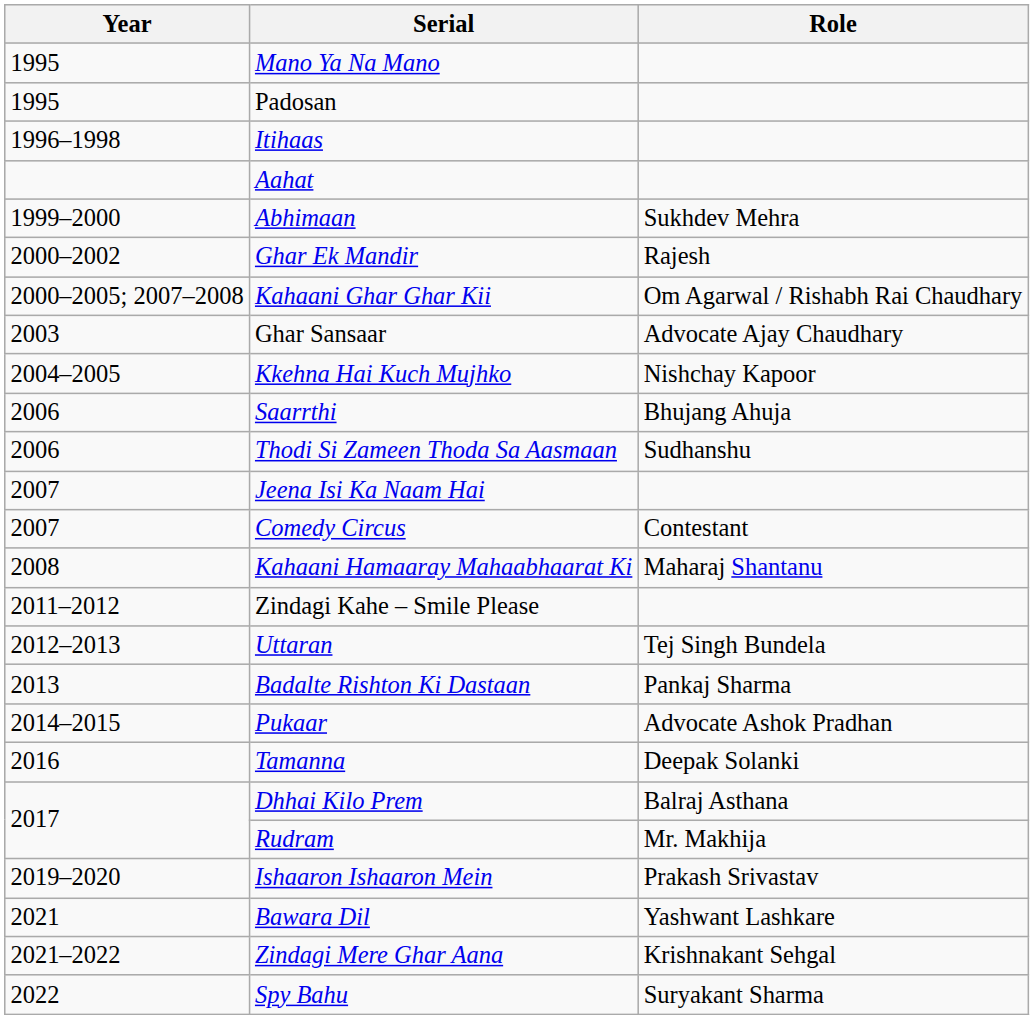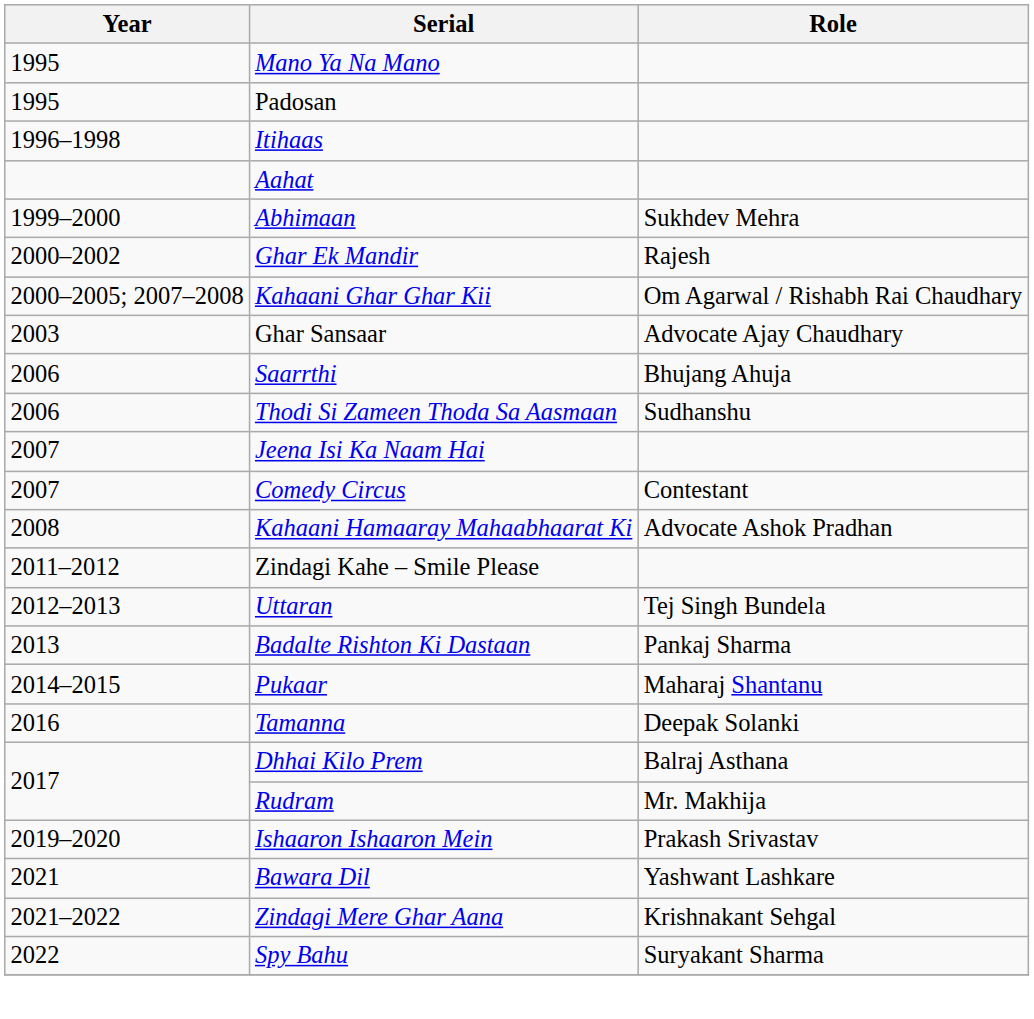- row: (383, 373)
(733, 567) Maharaj Shantanu -> (768, 528) Advocate Ashok Pradhan
(768, 722) Advocate Ashok Pradhan -> (733, 683) Maharaj Shantanu
